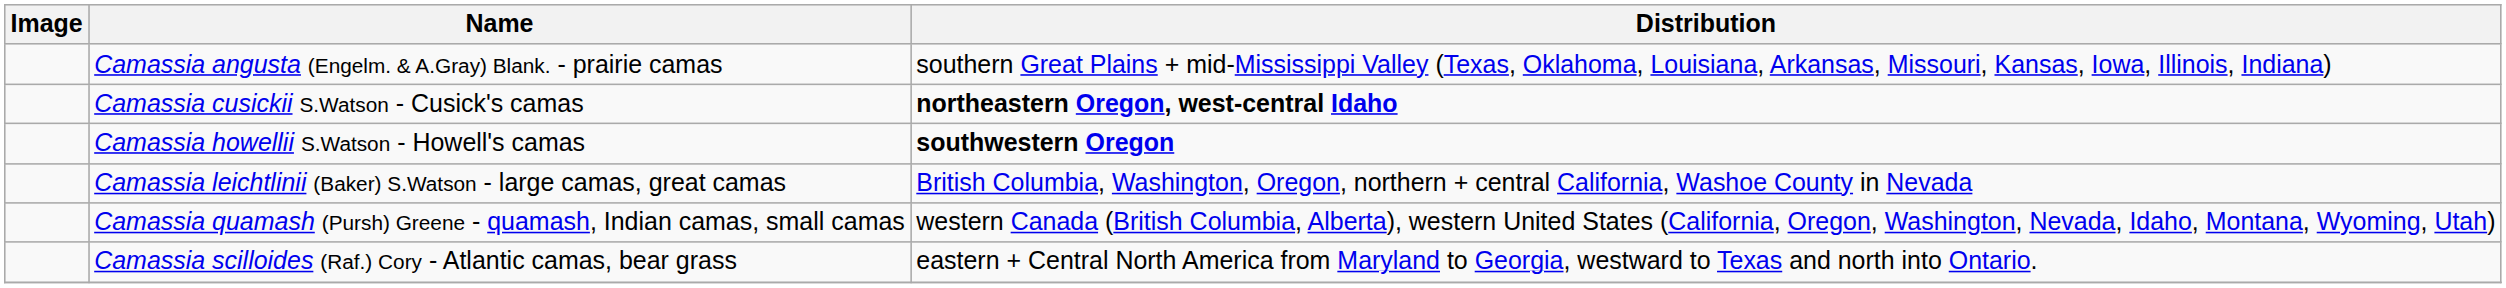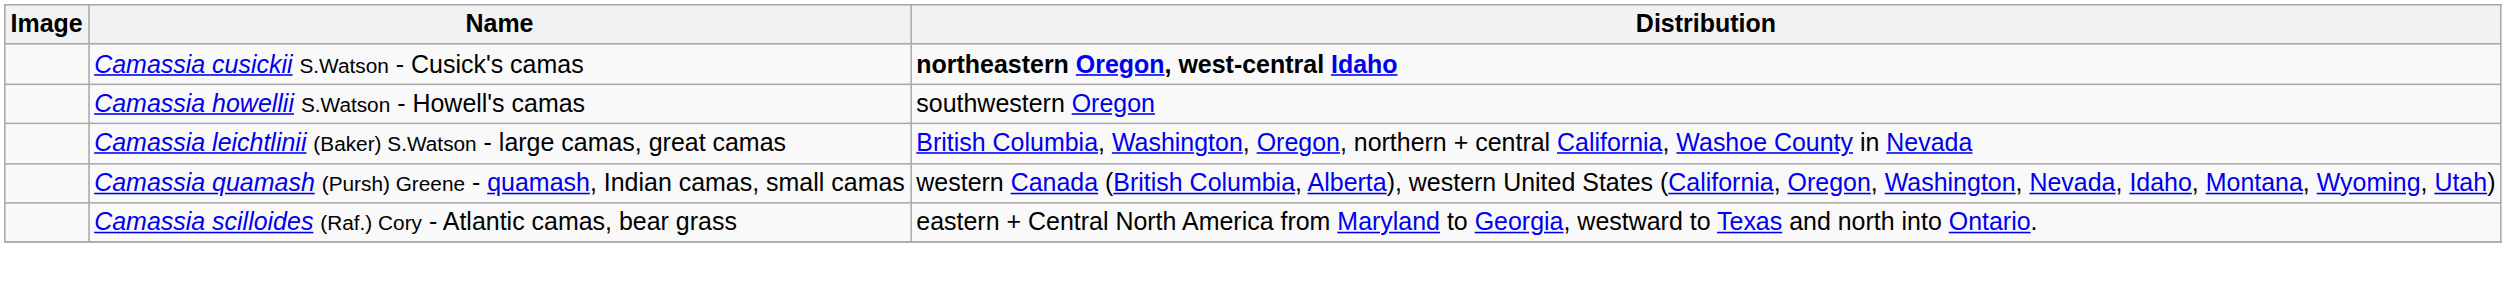- row: (408, 63)
(1045, 143) bold -> (1036, 103) normal
